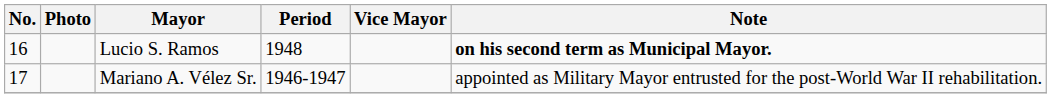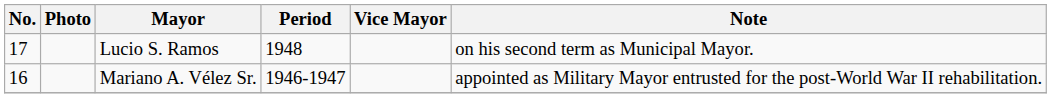(18, 48) 16 -> (18, 48) 17
(613, 48) bold -> (604, 48) normal
(18, 78) 17 -> (18, 78) 16
